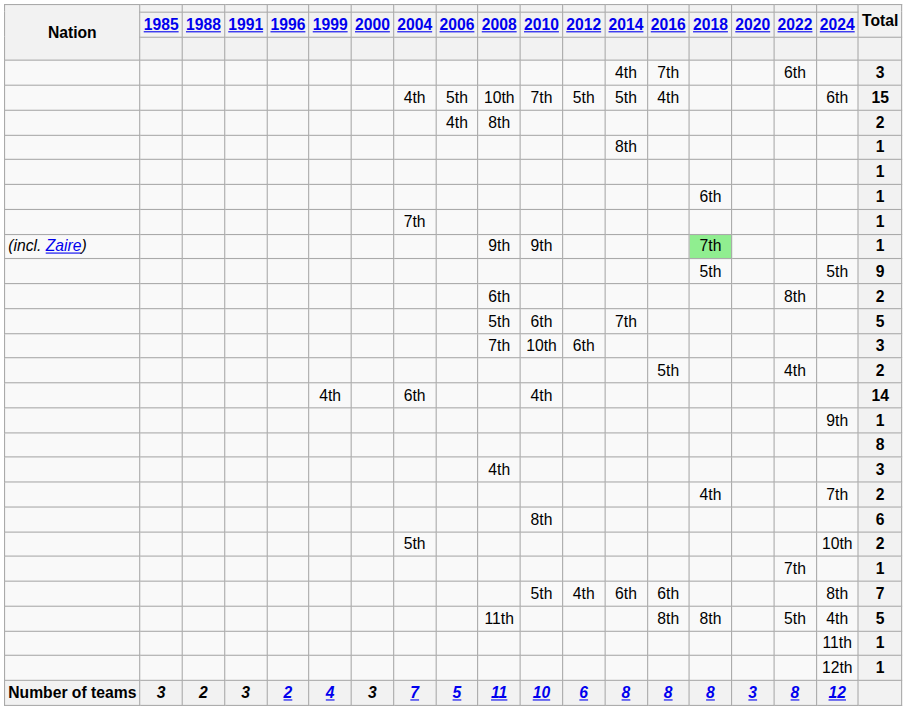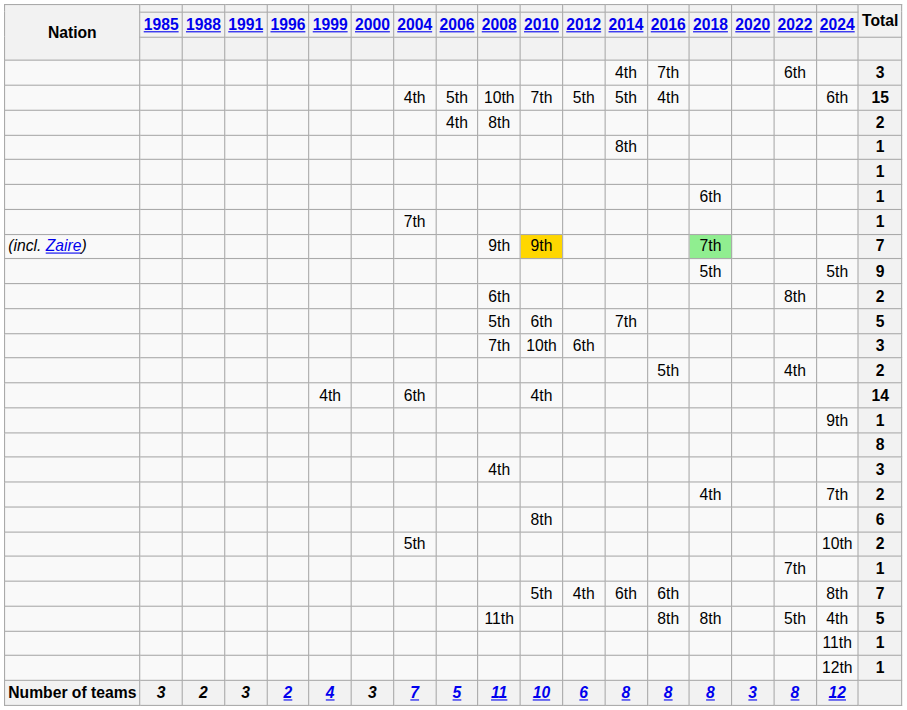(541, 247) no background -> (541, 247) gold background
(880, 247) 1 -> (880, 247) 7
